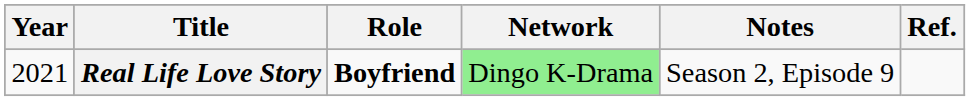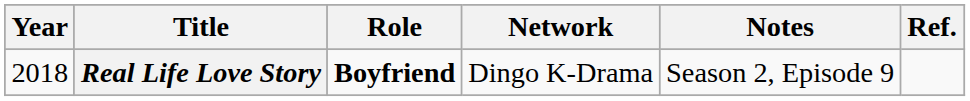(40, 71) 2021 -> (40, 71) 2018
(561, 71) lightgreen background -> (561, 71) no background
